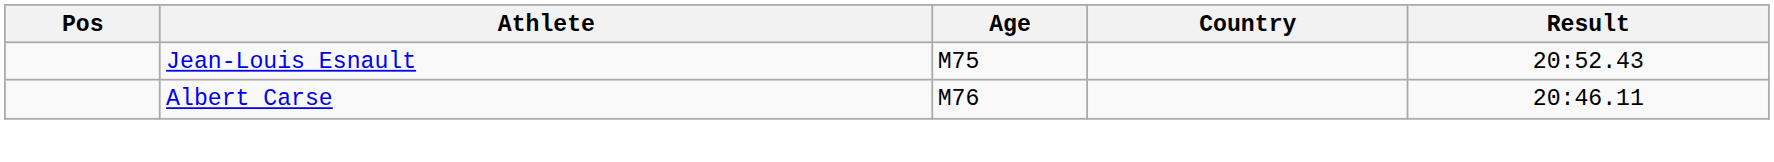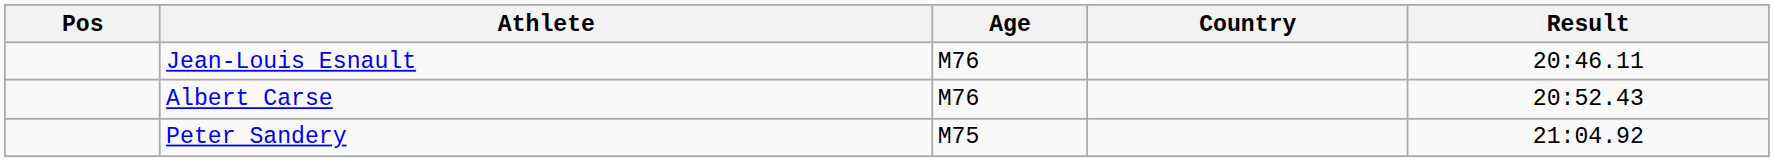(958, 61) M75 -> (958, 61) M76
(1588, 61) 20:52.43 -> (1588, 61) 20:46.11
(1588, 99) 20:46.11 -> (1588, 99) 20:52.43
+ row: (256, 137)
